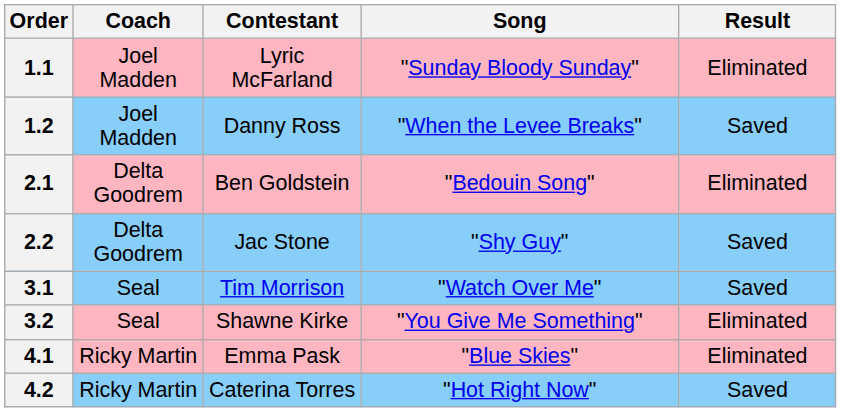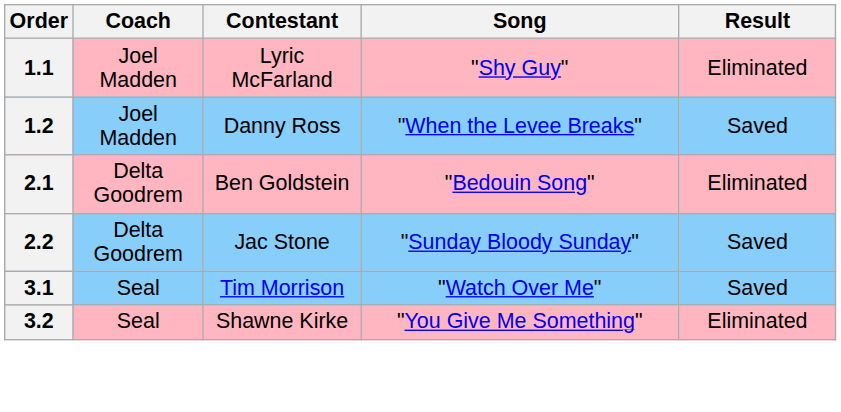(520, 67) "Sunday Bloody Sunday" -> (520, 67) "Shy Guy"
(520, 241) "Shy Guy" -> (520, 241) "Sunday Bloody Sunday"
- row: (39, 355)
- row: (39, 390)
